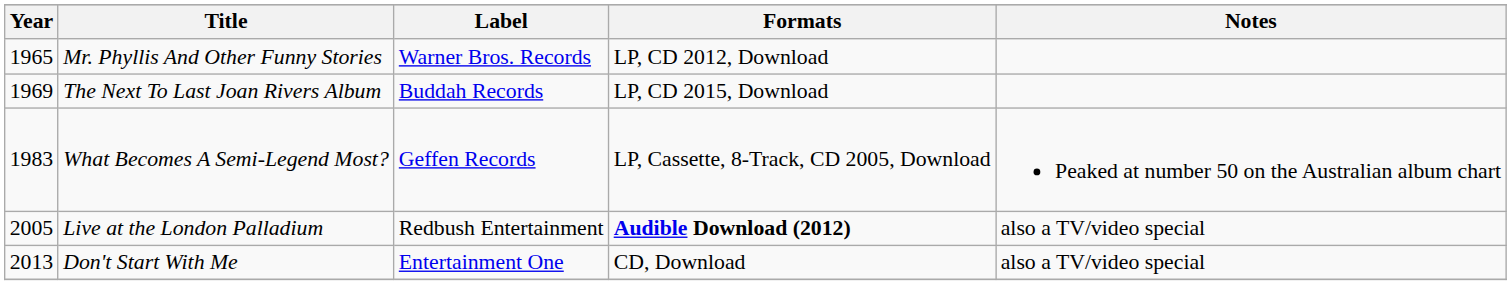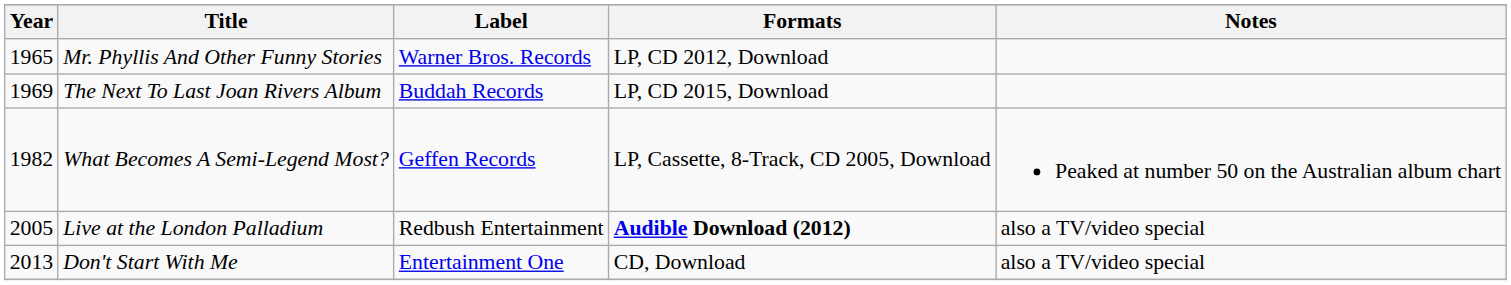(31, 159) 1983 -> (31, 159) 1982
